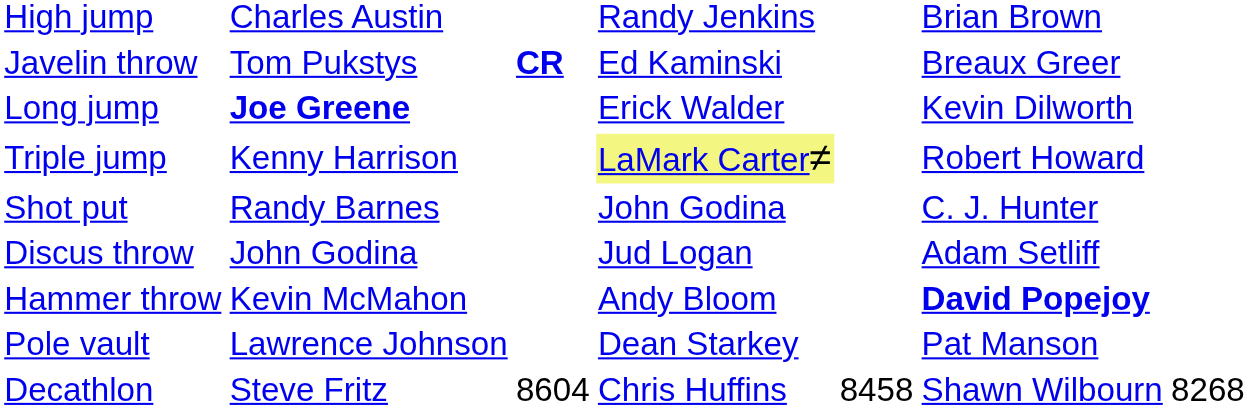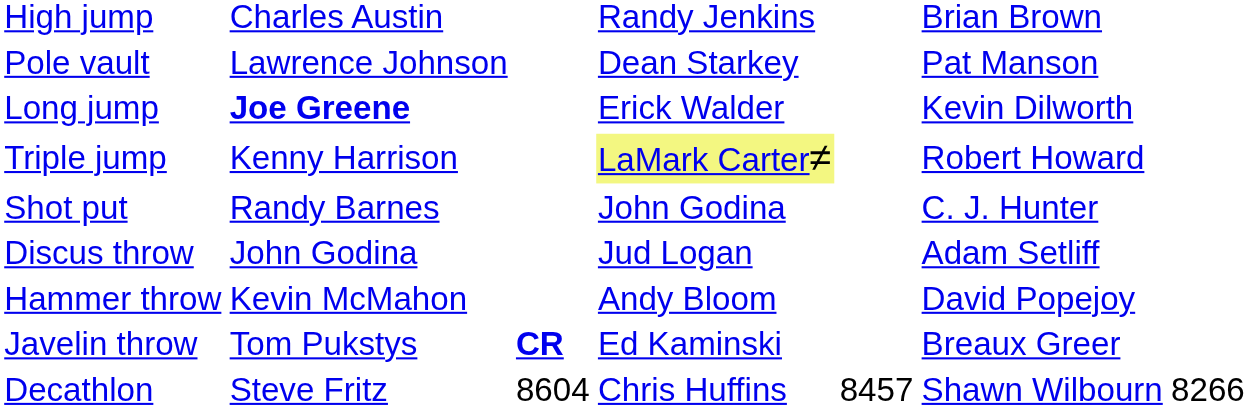rows swapped: (77, 344) <-> (101, 62)
(1036, 298) bold -> (1028, 298) normal
(876, 389) 8458 -> (876, 389) 8457
(1208, 389) 8268 -> (1208, 389) 8266
